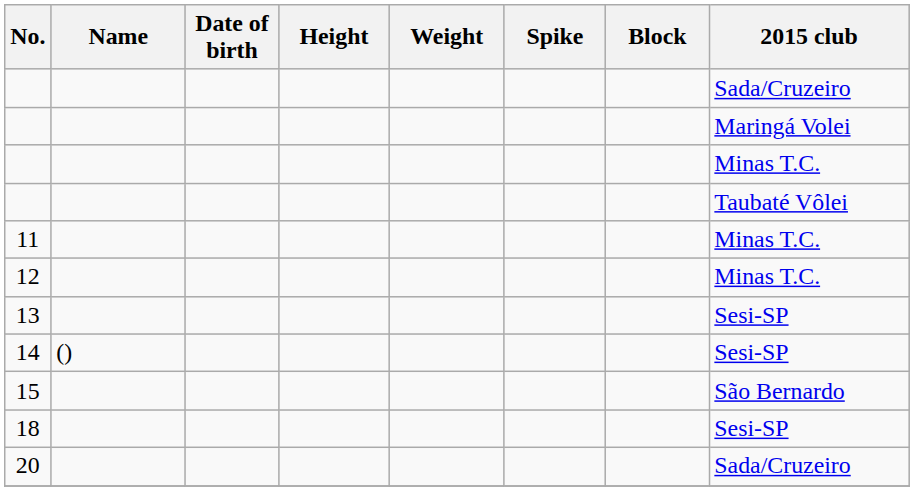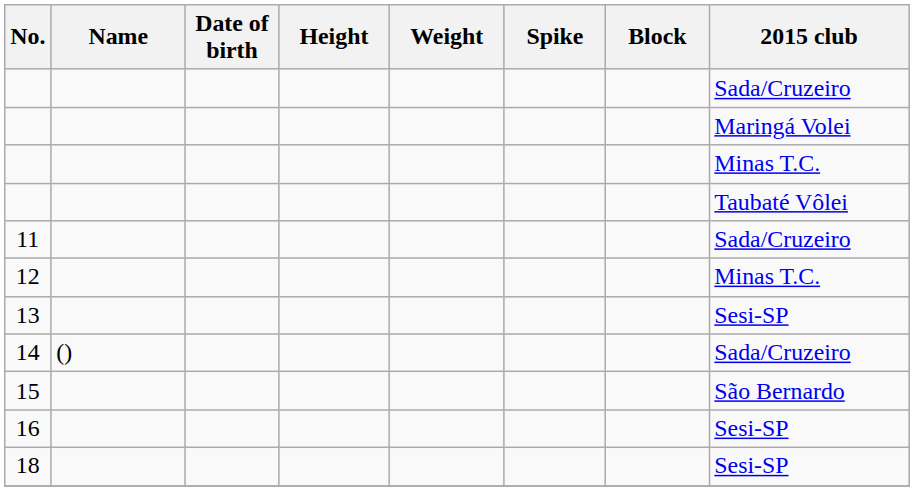(767, 239) Minas T.C. -> (783, 239) Sada/Cruzeiro
(751, 352) Sesi-SP -> (783, 352) Sada/Cruzeiro
+ row: (28, 428)
- row: (28, 466)
